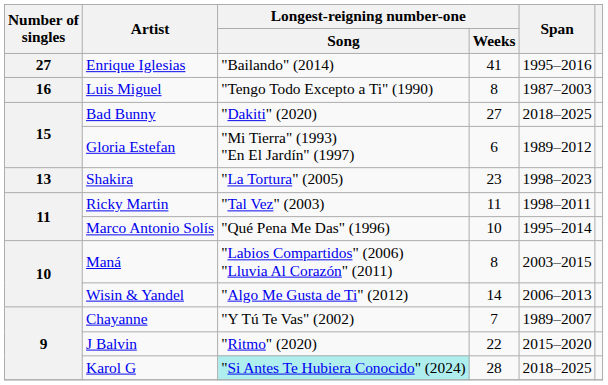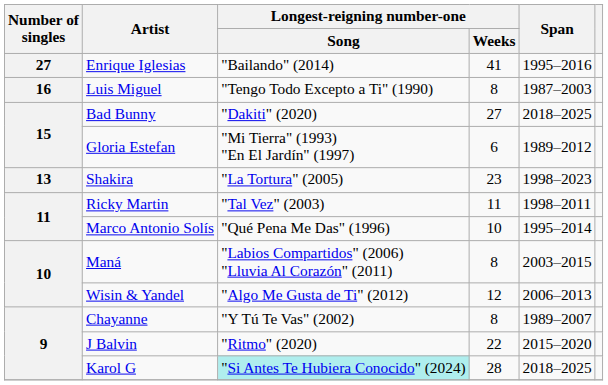(494, 294) 14 -> (494, 294) 12
(494, 319) 7 -> (494, 319) 8
